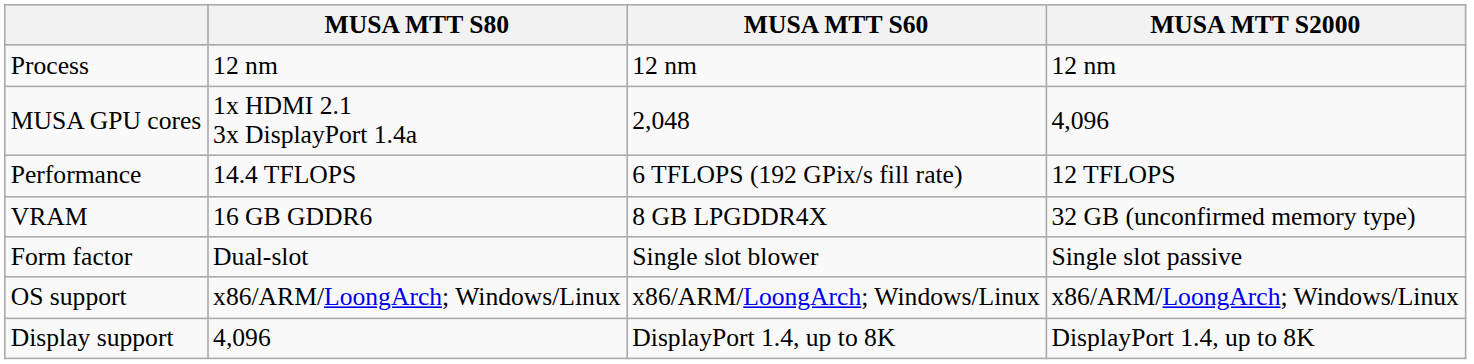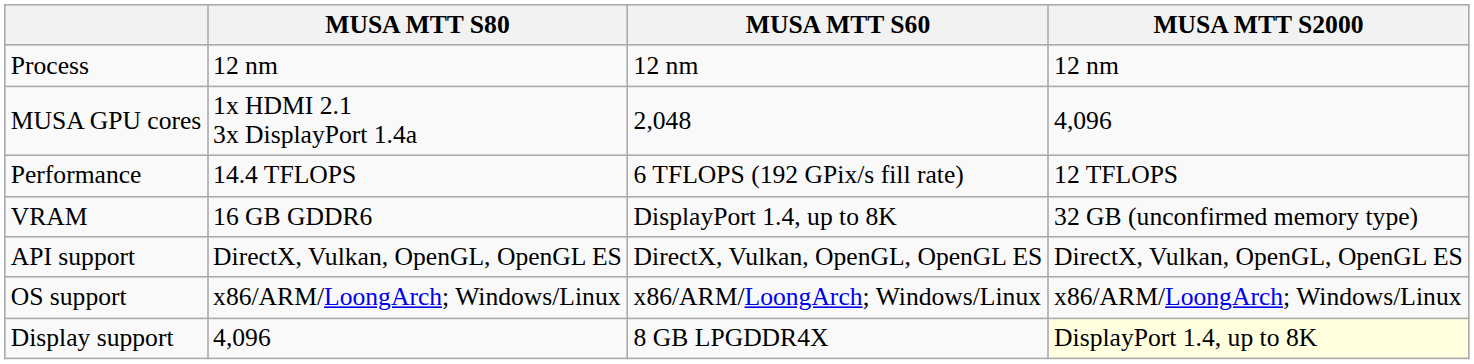(730, 216) 8 GB LPGDDR4X -> (765, 216) DisplayPort 1.4, up to 8K
- row: (71, 256)
+ row: (73, 256)
(764, 337) DisplayPort 1.4, up to 8K -> (731, 337) 8 GB LPGDDR4X
(1183, 337) no background -> (1186, 337) lightyellow background
